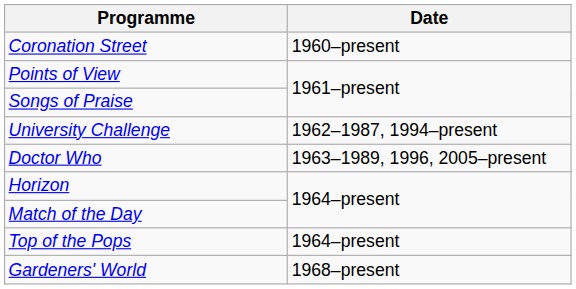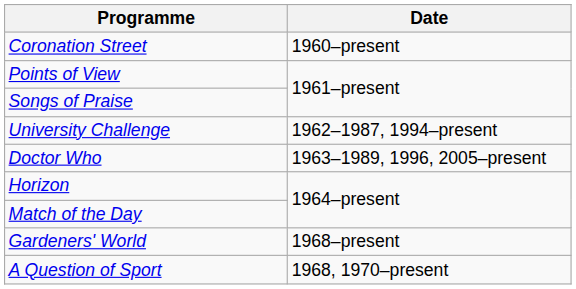- row: (70, 241)
+ row: (85, 269)
